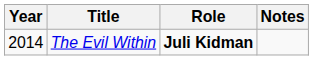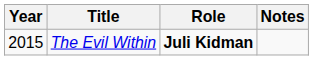(26, 42) 2014 -> (26, 42) 2015
